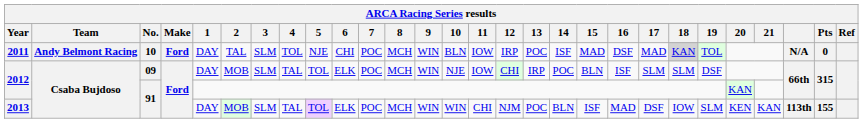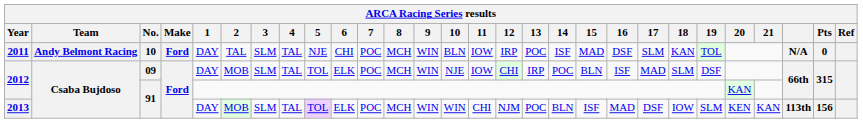(292, 51) TOL -> (292, 51) TAL
(654, 51) MAD -> (653, 51) SLM
(684, 51) lightgrey background -> (683, 51) no background
(654, 70) SLM -> (653, 70) MAD
(825, 108) 155 -> (824, 108) 156
